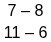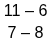rows swapped: (26, 33) <-> (26, 11)
